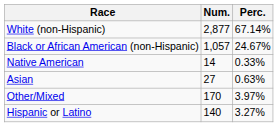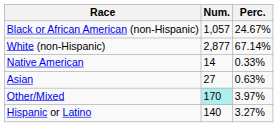rows swapped: (56, 29) <-> (103, 46)
(212, 96) no background -> (212, 96) paleturquoise background
